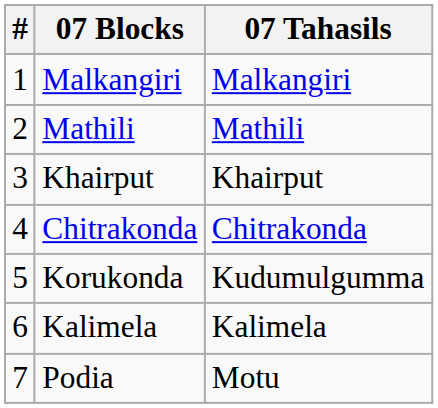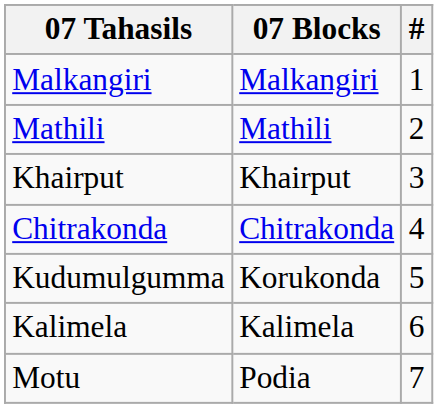columns swapped: (20, 29) <-> (318, 29)
